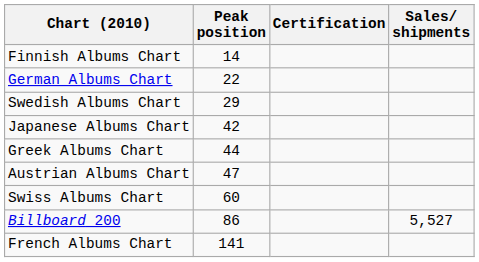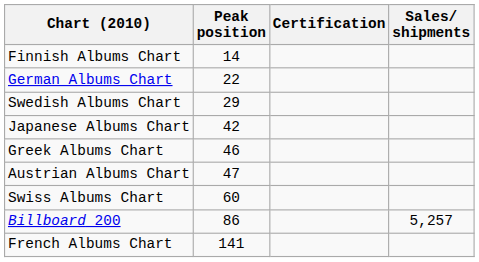(231, 151) 44 -> (231, 151) 46
(431, 221) 5,527 -> (431, 221) 5,257
